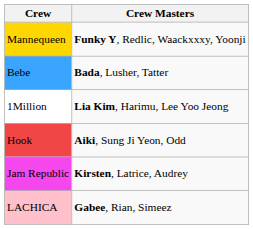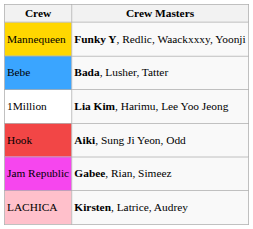(131, 173) Kirsten, Latrice, Audrey -> (123, 173) Gabee, Rian, Simeez
(123, 207) Gabee, Rian, Simeez -> (131, 207) Kirsten, Latrice, Audrey
